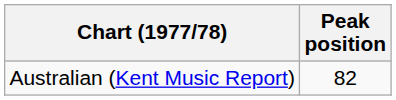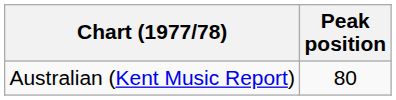(345, 77) 82 -> (345, 77) 80
